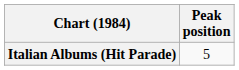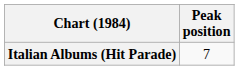(207, 53) 5 -> (207, 53) 7
